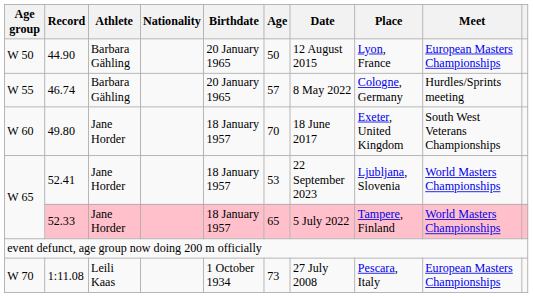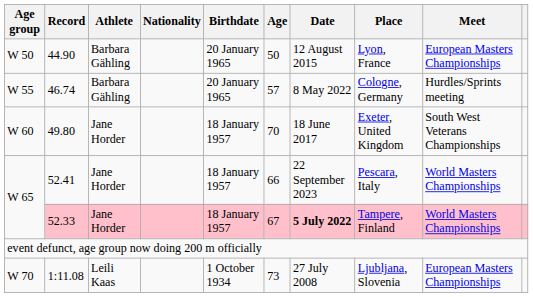(273, 180) 53 -> (273, 180) 66
(383, 180) Ljubljana, Slovenia -> (378, 180) Pescara, Italy
(273, 221) 65 -> (273, 221) 67
(321, 221) normal -> (322, 221) bold
(378, 275) Pescara, Italy -> (383, 275) Ljubljana, Slovenia
